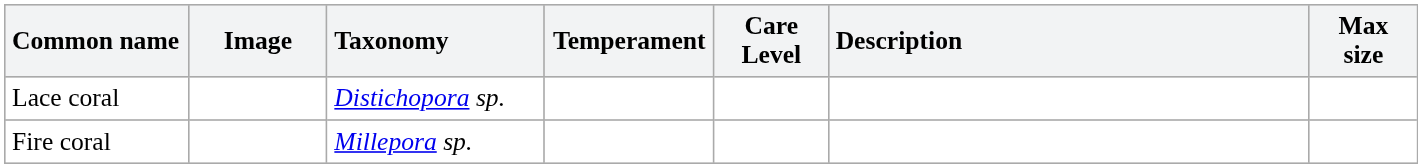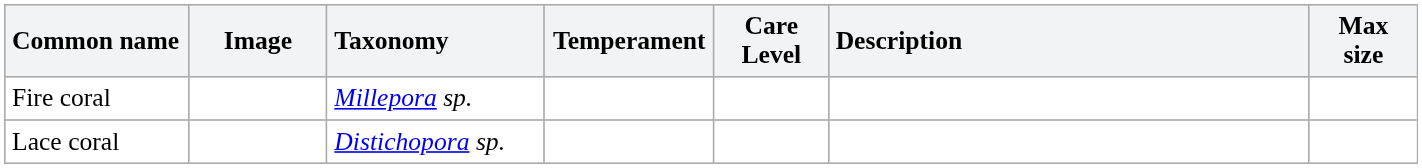rows swapped: (66, 98) <-> (61, 141)
